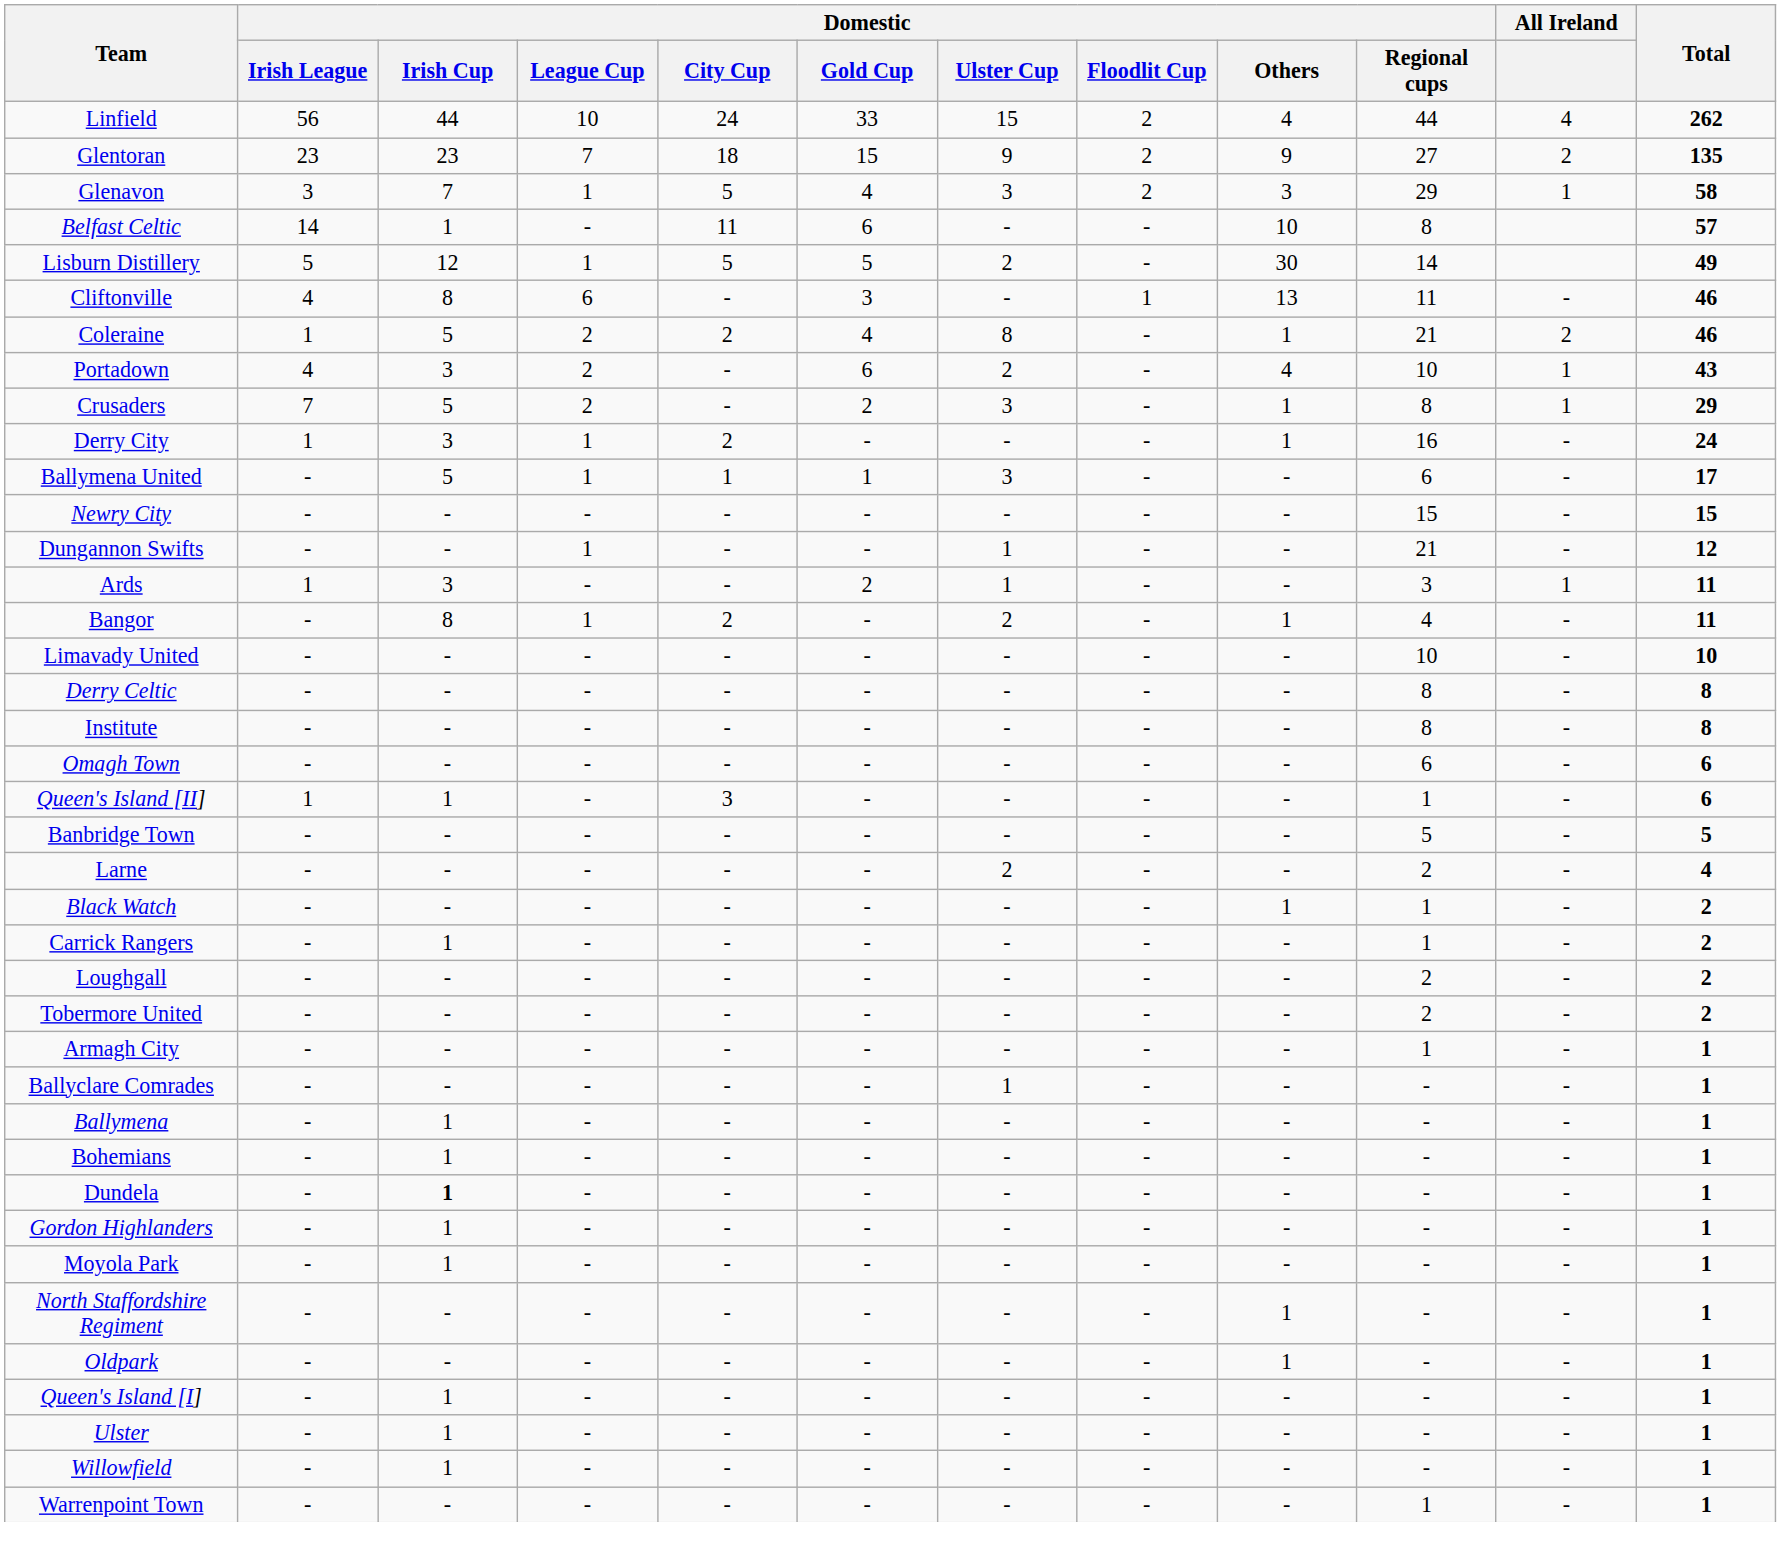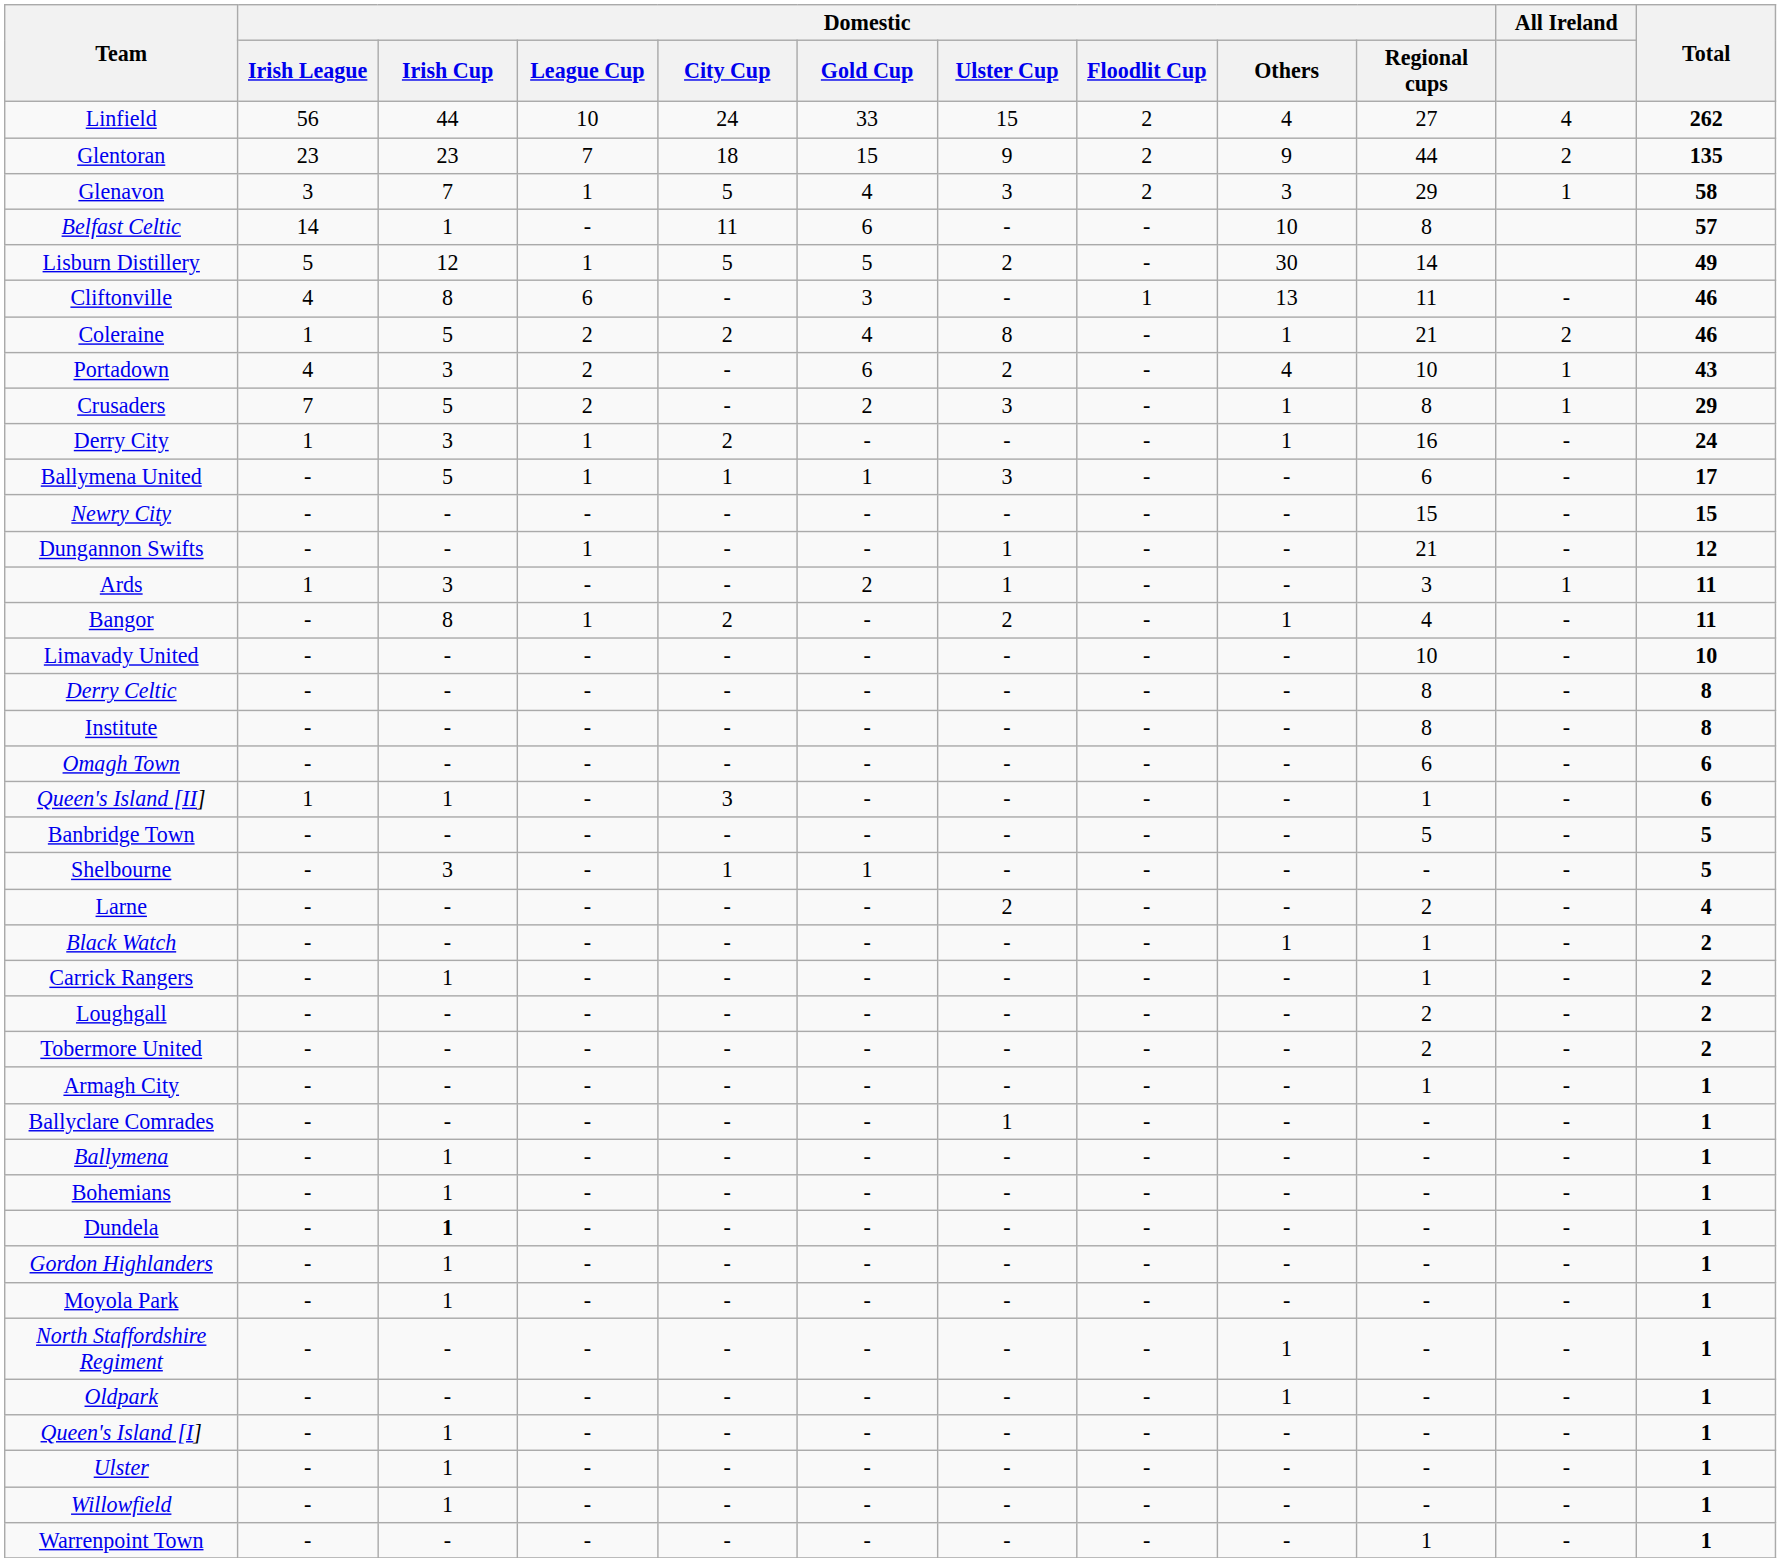(1426, 118) 44 -> (1426, 118) 27
(1426, 154) 27 -> (1426, 154) 44
+ row: (121, 870)
